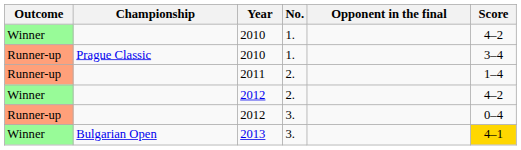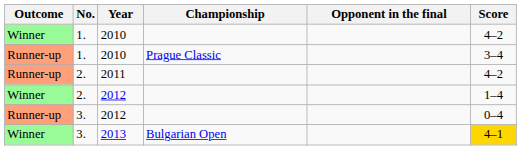columns swapped: (295, 14) <-> (155, 14)
(494, 74) 1–4 -> (494, 74) 4–2
(494, 94) 4–2 -> (494, 94) 1–4
